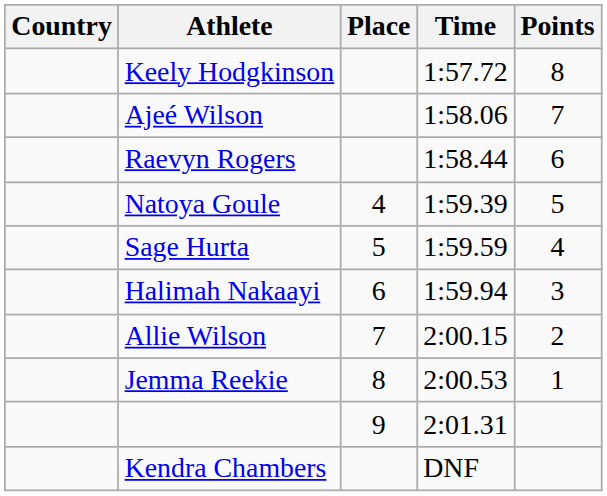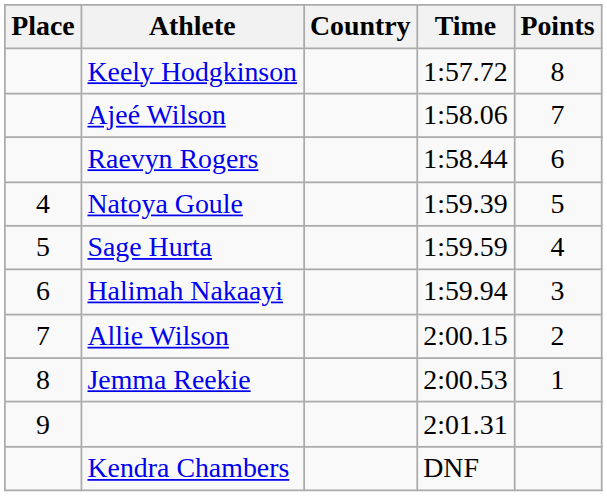columns swapped: (379, 26) <-> (62, 26)
